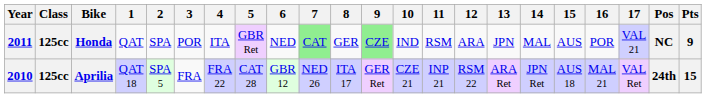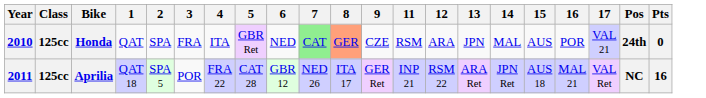- column: (408, 14)
(20, 41) 2011 -> (20, 41) 2010
(189, 41) POR -> (189, 41) FRA
(346, 41) no background -> (346, 41) lightsalmon background
(377, 41) lightgreen background -> (377, 41) no background
(664, 41) NC -> (634, 41) 24th
(690, 41) 9 -> (660, 41) 0
(20, 75) 2010 -> (20, 75) 2011
(189, 75) FRA -> (189, 75) POR
(664, 75) 24th -> (634, 75) NC
(690, 75) 15 -> (660, 75) 16
